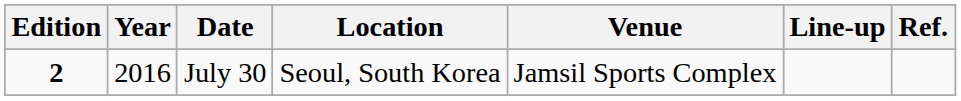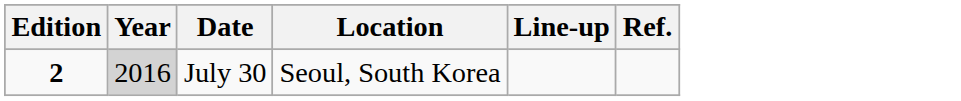- column: (645, 26)
(143, 71) no background -> (143, 71) lightgrey background
